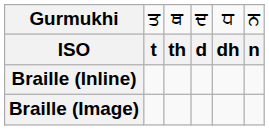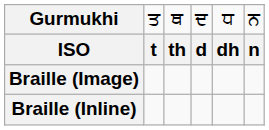rows swapped: (74, 109) <-> (74, 79)
